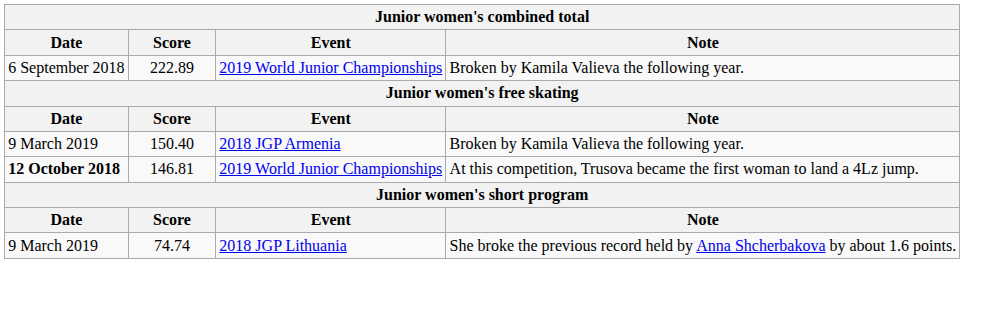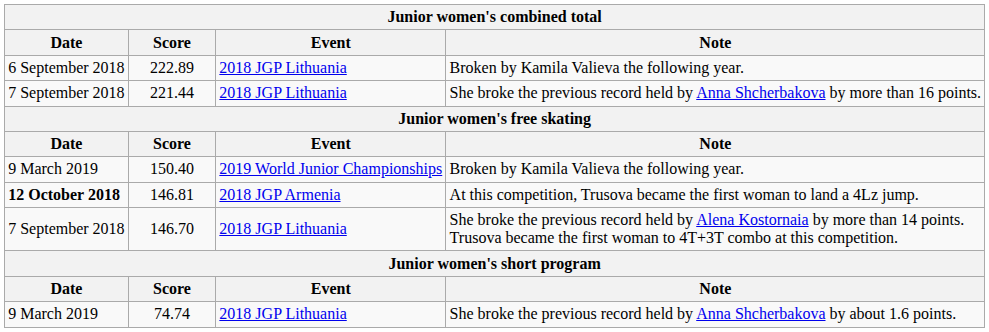(331, 67) 2019 World Junior Championships -> (283, 67) 2018 JGP Lithuania
+ row: (172, 93)
(280, 144) 2018 JGP Armenia -> (331, 169) 2019 World Junior Championships
(331, 169) 2019 World Junior Championships -> (280, 194) 2018 JGP Armenia
+ row: (172, 229)
